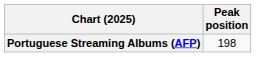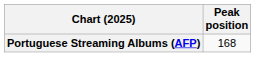(227, 43) 198 -> (227, 43) 168
